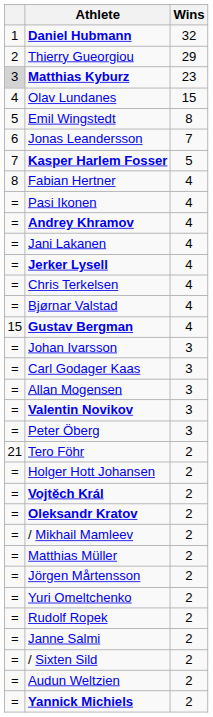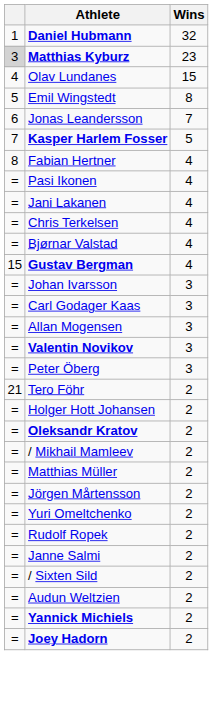- row: (81, 56)
- row: (81, 222)
- row: (68, 264)
- row: (66, 493)
+ row: (68, 639)
